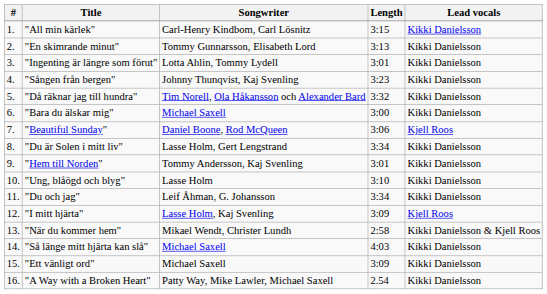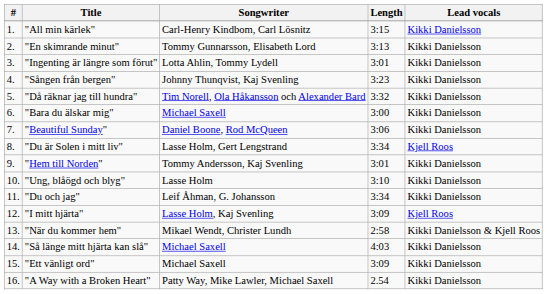(430, 130) Kjell Roos -> (444, 130) Kikki Danielsson
(444, 146) Kikki Danielsson -> (430, 146) Kjell Roos
